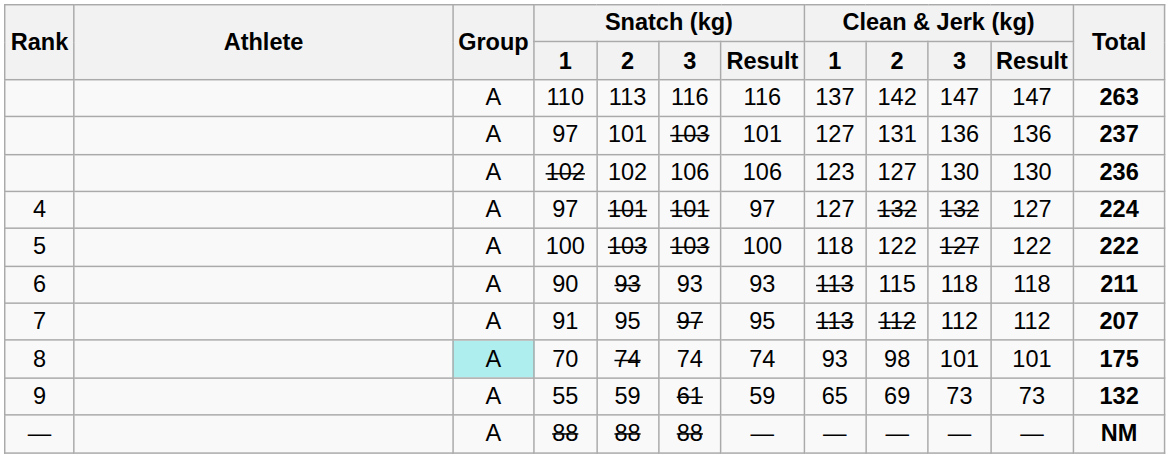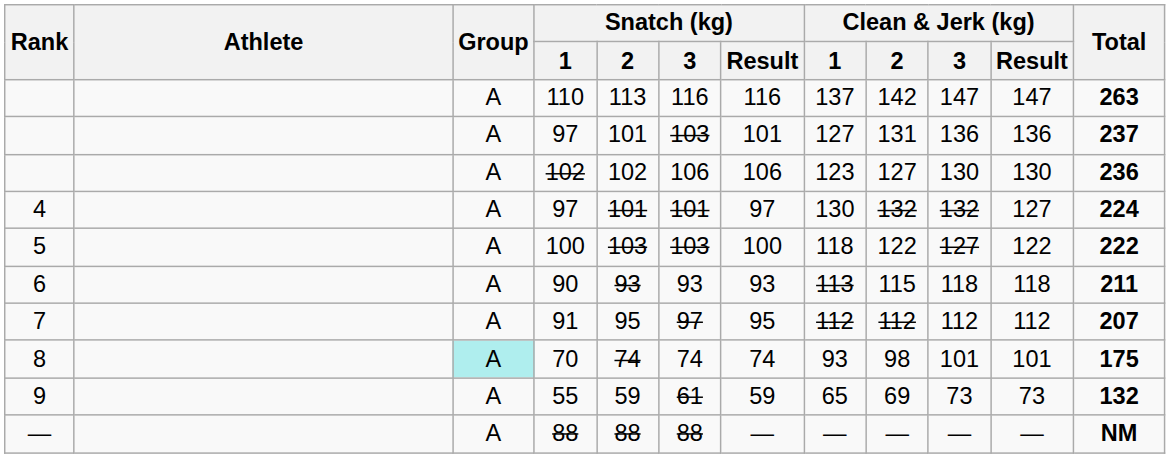(835, 209) 127 -> (835, 209) 130
(835, 321) 113 -> (835, 321) 112
